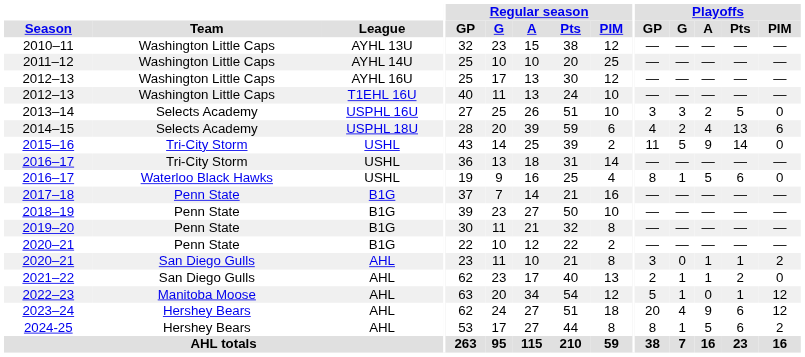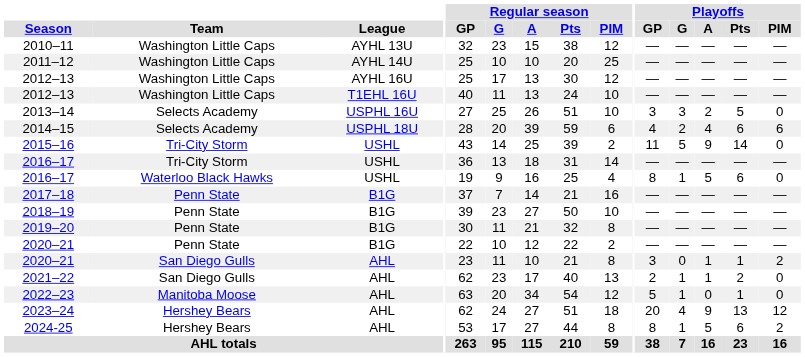(740, 128) 13 -> (740, 128) 6
(780, 294) 12 -> (780, 294) 0
(740, 311) 6 -> (740, 311) 13
